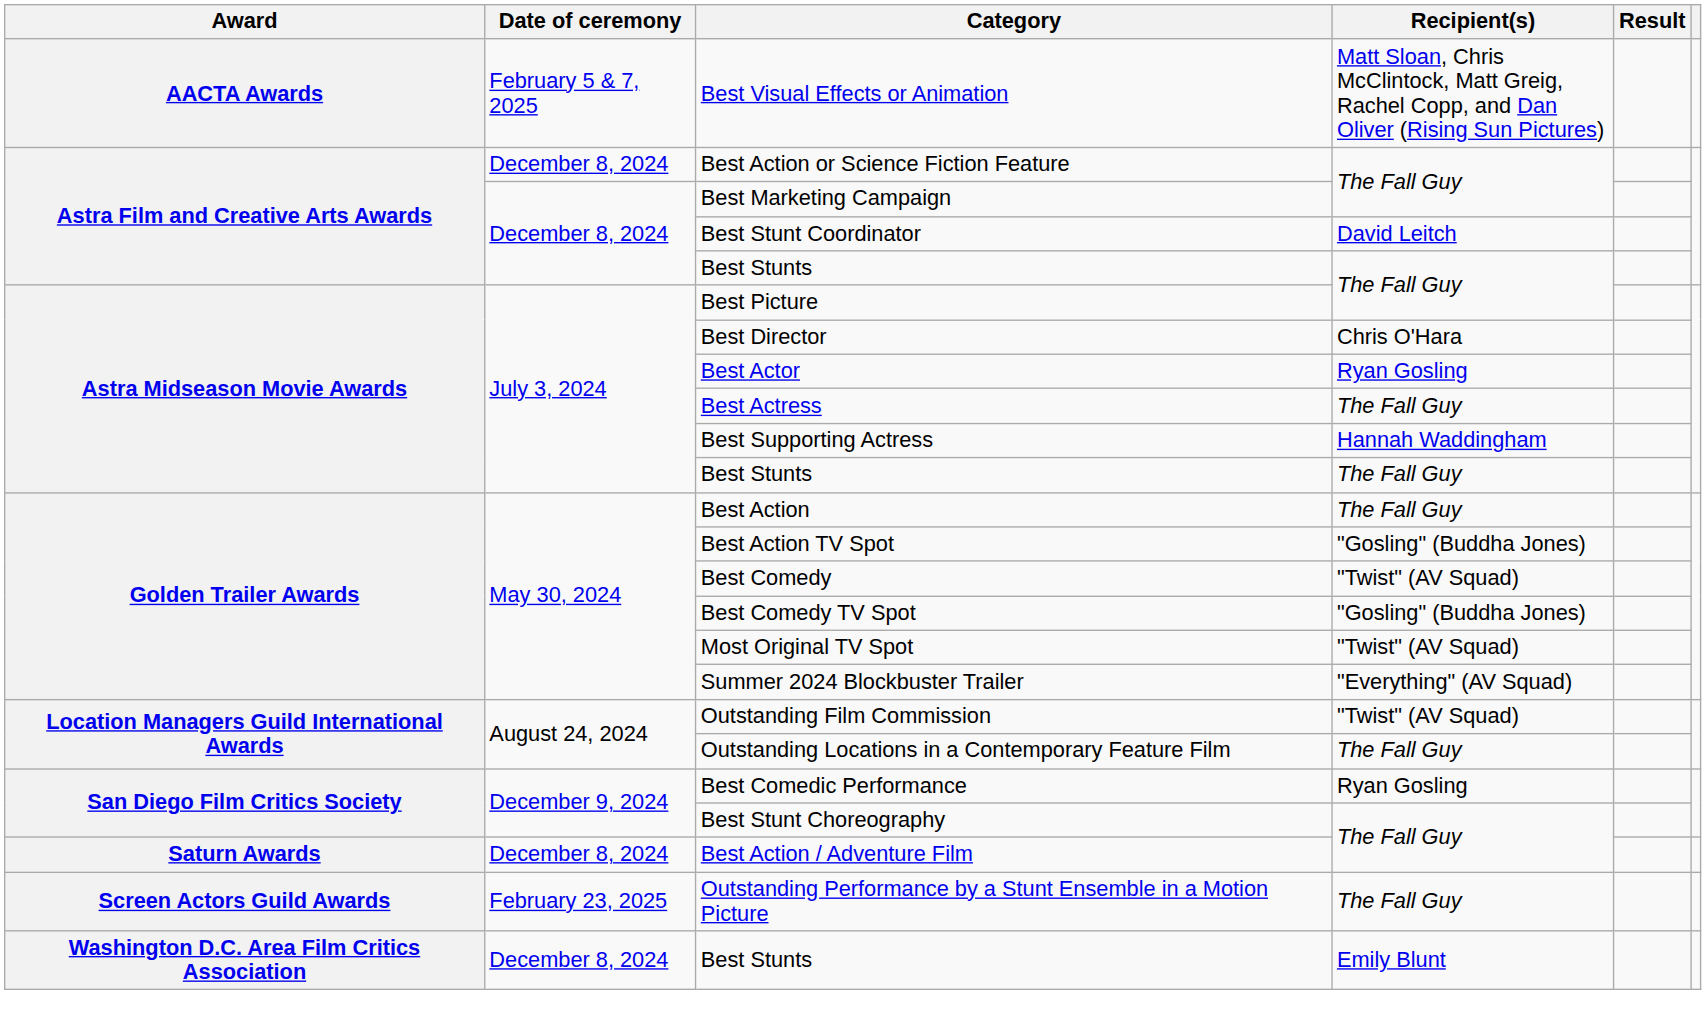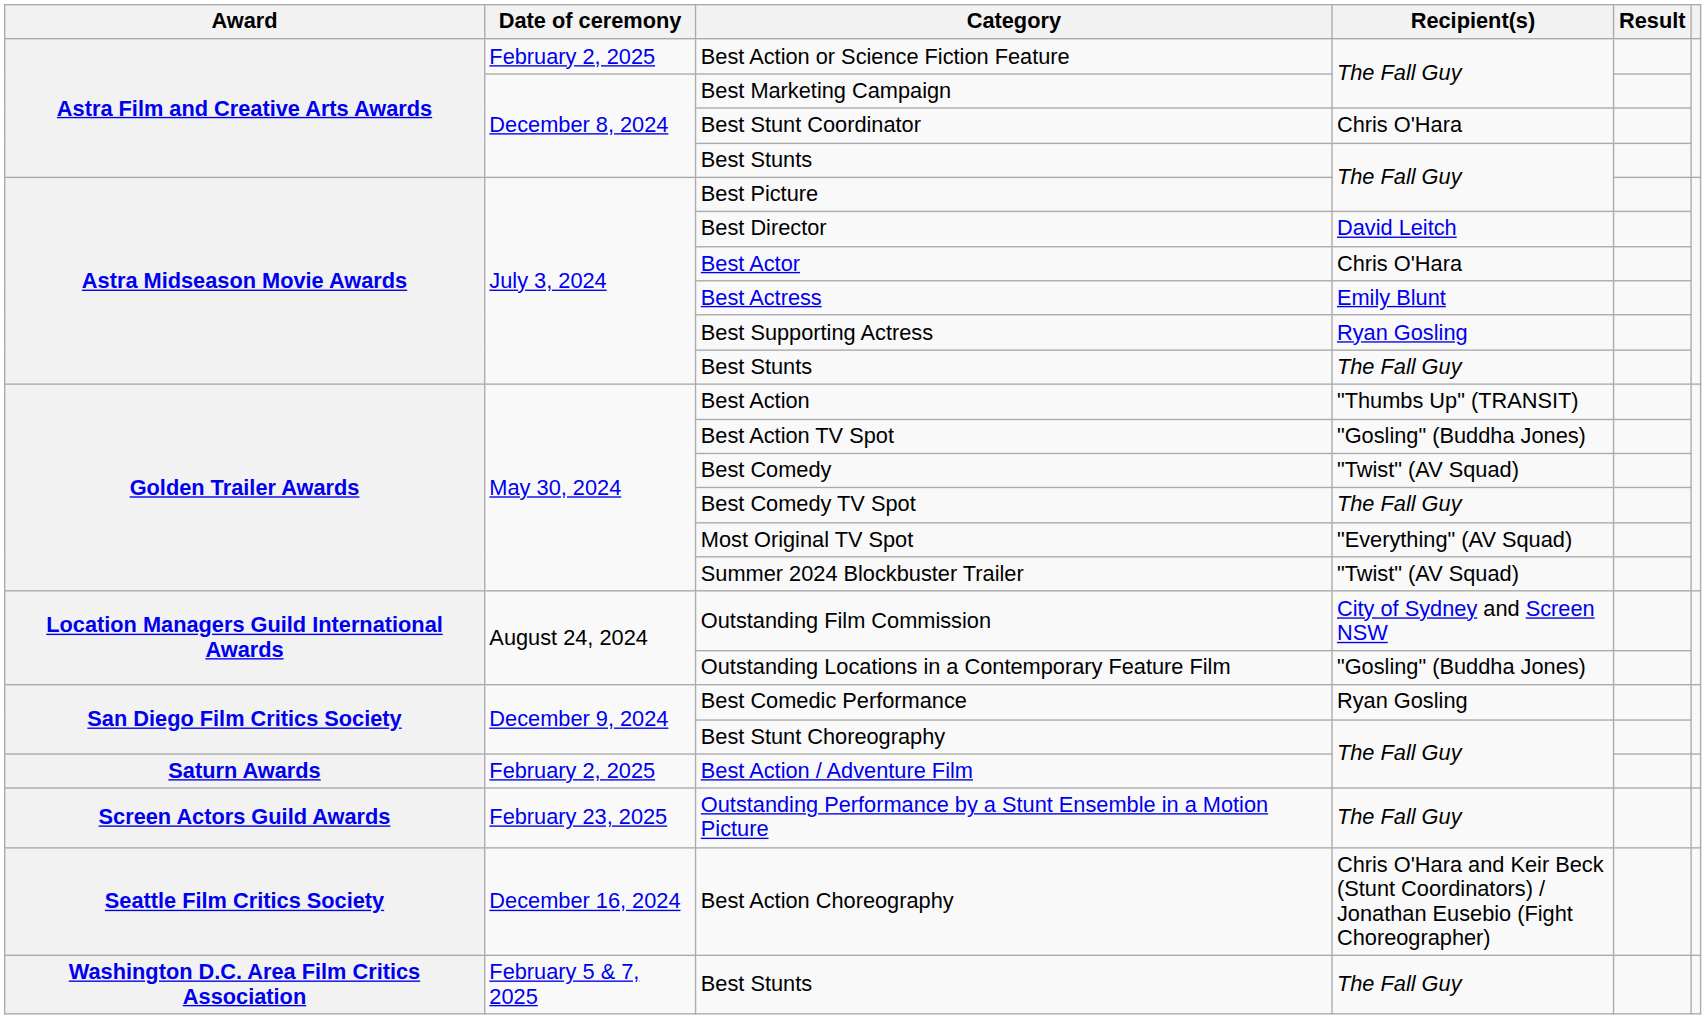- row: (245, 92)
(579, 164) December 8, 2024 -> (572, 56) February 2, 2025
(1397, 233) David Leitch -> (1400, 125) Chris O'Hara
(1400, 336) Chris O'Hara -> (1397, 228) David Leitch
(1402, 371) Ryan Gosling -> (1400, 263) Chris O'Hara
(1399, 405) The Fall Guy -> (1391, 297) Emily Blunt
(1442, 440) Hannah Waddingham -> (1402, 332) Ryan Gosling
(1399, 509) The Fall Guy -> (1458, 401) "Thumbs Up" (TRANSIT)
(1461, 612) "Gosling" (Buddha Jones) -> (1399, 504) The Fall Guy
(1428, 647) "Twist" (AV Squad) -> (1455, 539) "Everything" (AV Squad)
(1455, 681) "Everything" (AV Squad) -> (1428, 573) "Twist" (AV Squad)
(1428, 716) "Twist" (AV Squad) -> (1466, 620) City of Sydney and Screen NSW
(1399, 750) The Fall Guy -> (1461, 667) "Gosling" (Buddha Jones)
(579, 854) December 8, 2024 -> (572, 770) February 2, 2025
+ row: (245, 901)
(579, 960) December 8, 2024 -> (564, 984) February 5 & 7, 2025
(1391, 960) Emily Blunt -> (1399, 984) The Fall Guy
